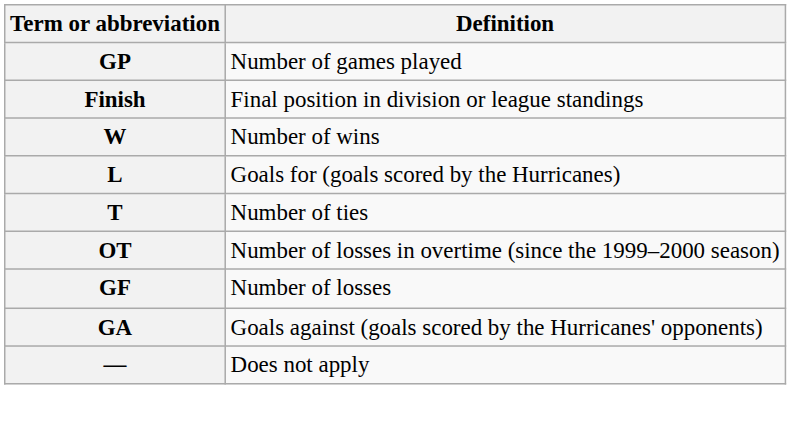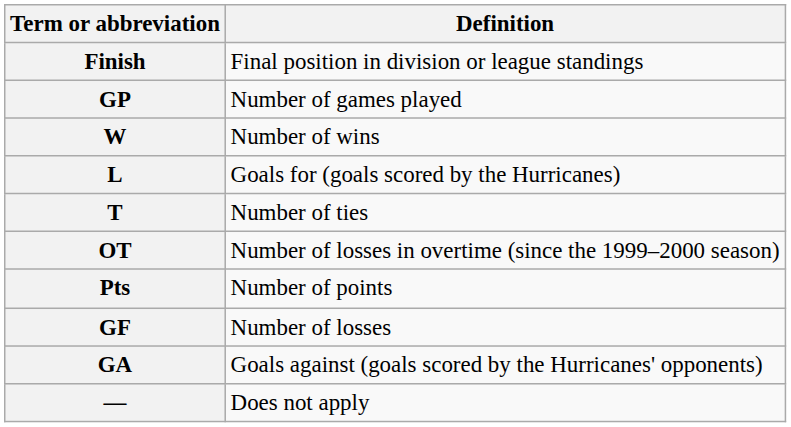rows swapped: (115, 99) <-> (115, 61)
+ row: (115, 288)
